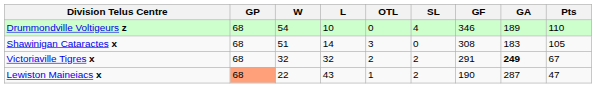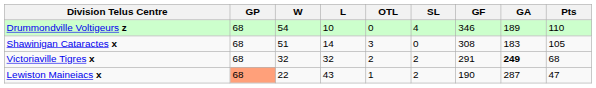(554, 59) 67 -> (554, 59) 68
